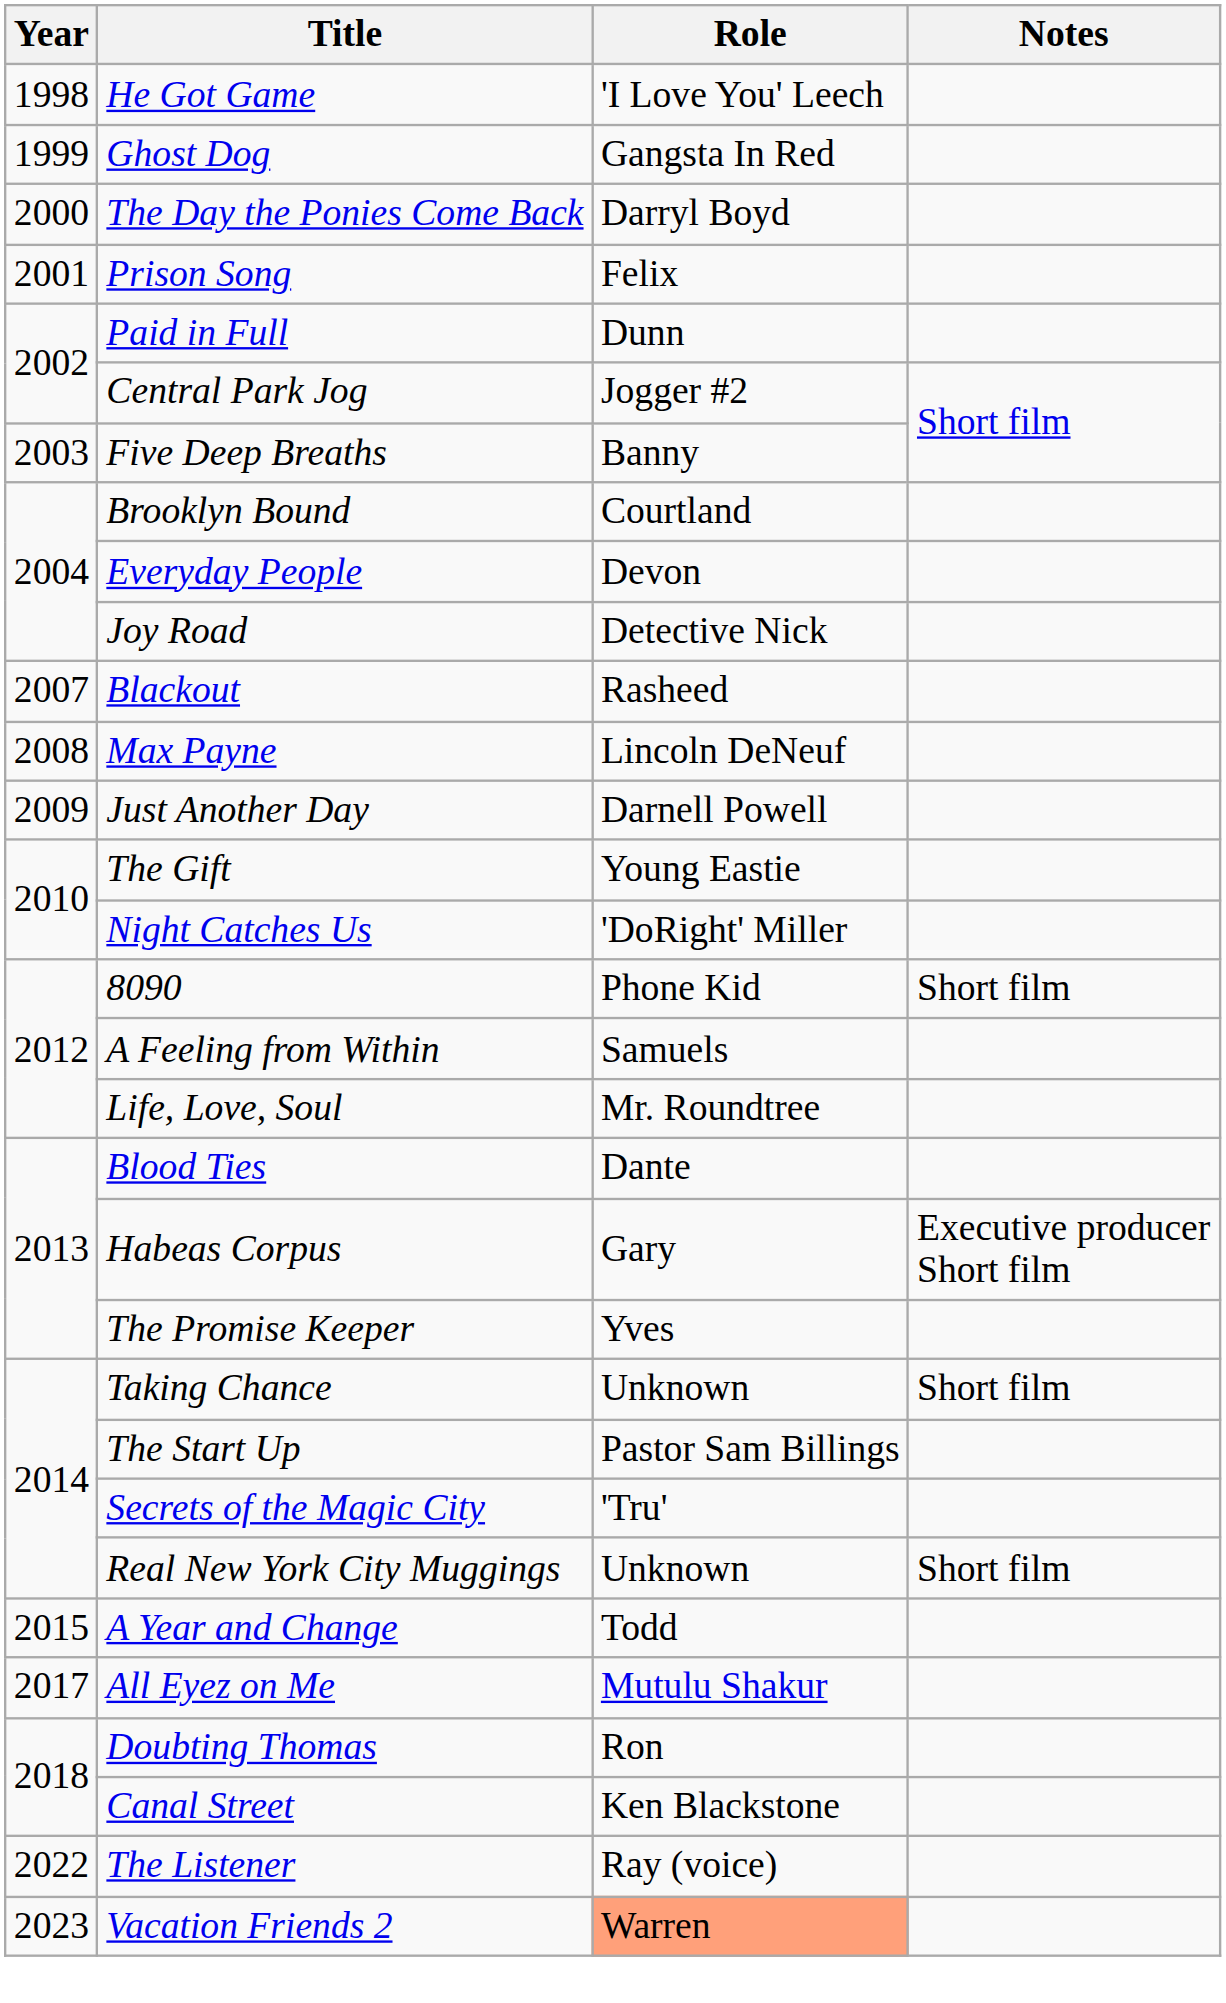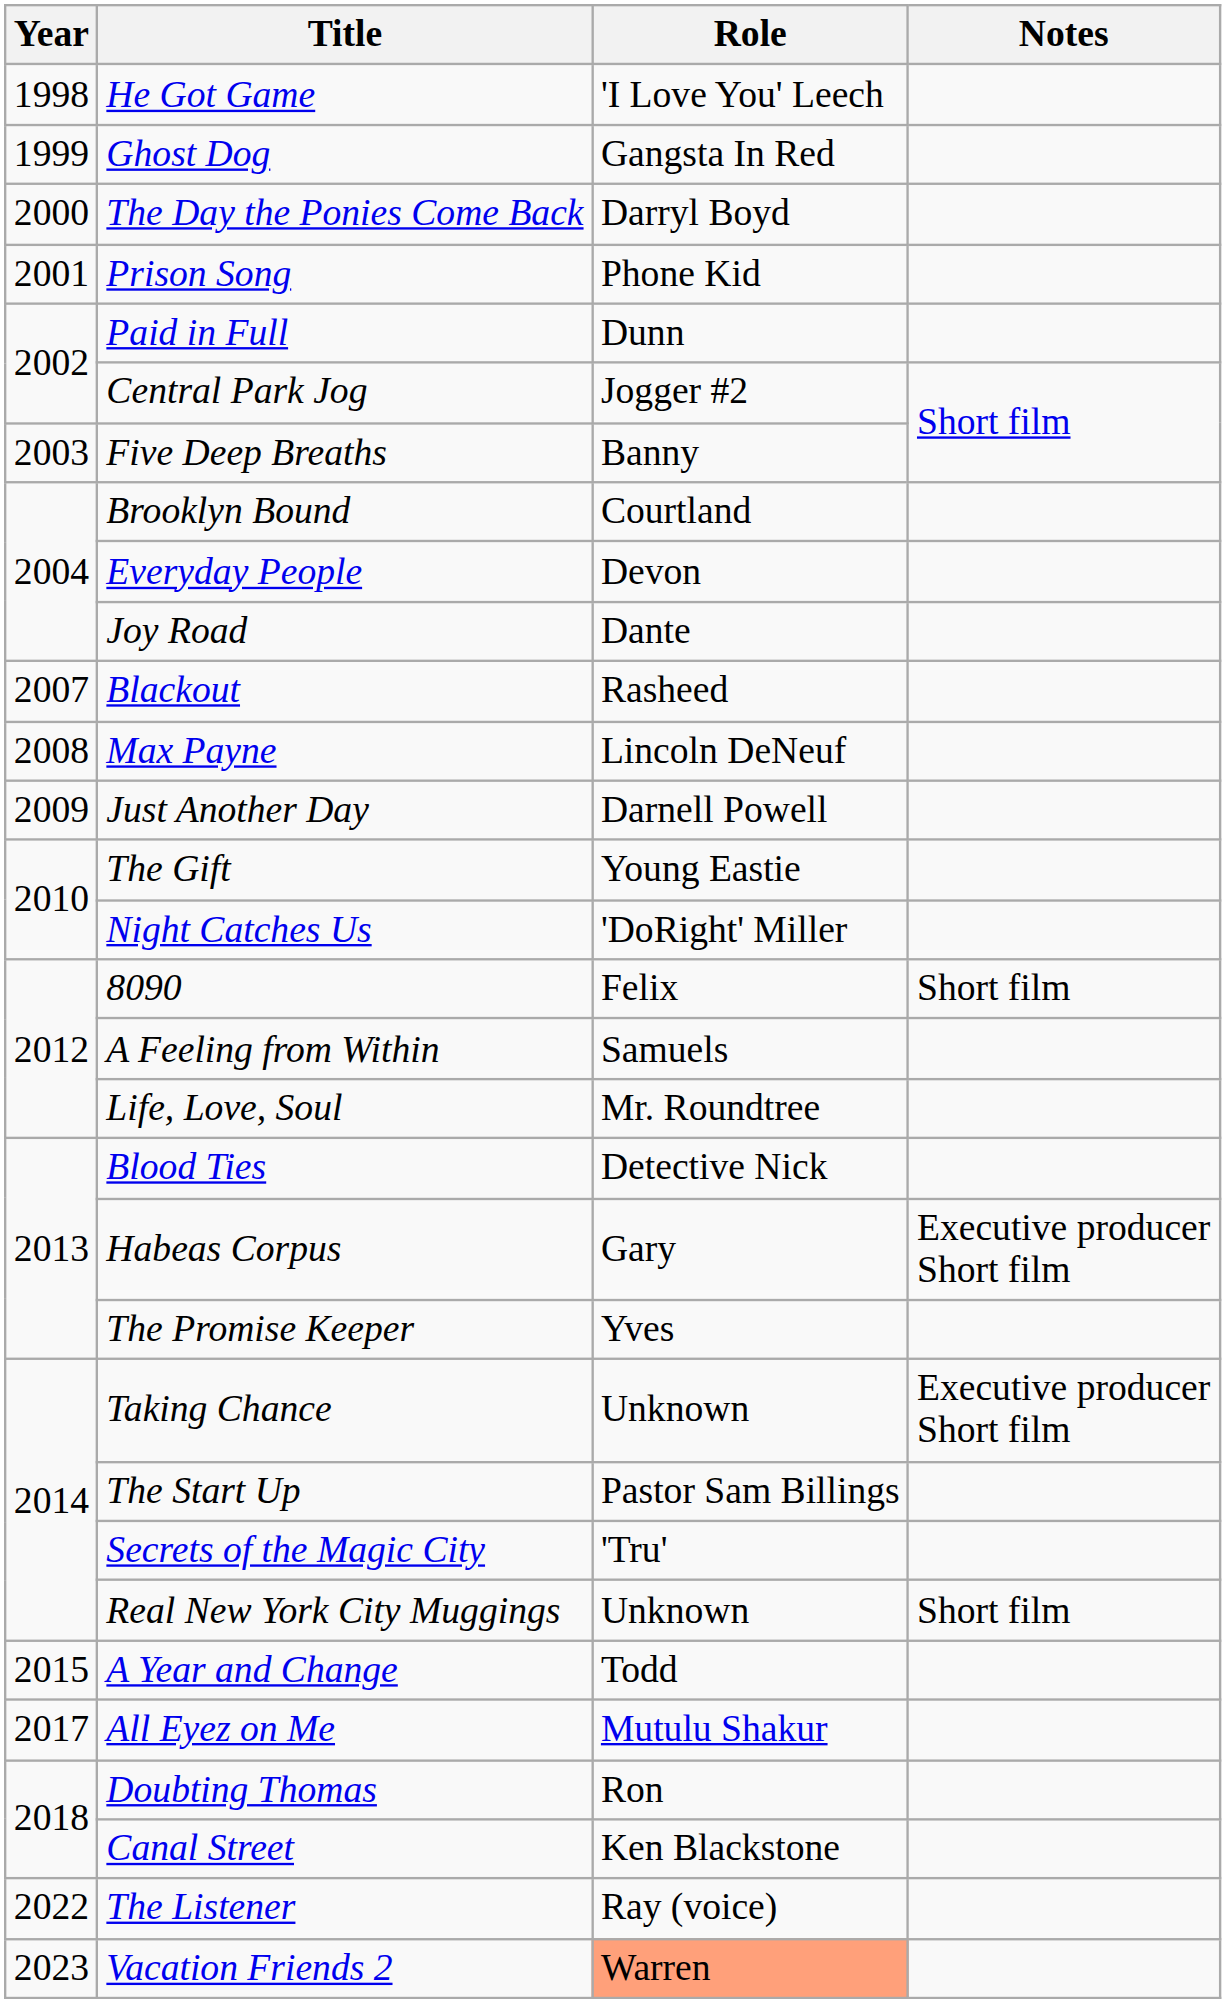(640, 272) Felix -> (681, 272) Phone Kid
(714, 630) Detective Nick -> (646, 630) Dante
(681, 988) Phone Kid -> (640, 988) Felix
(646, 1167) Dante -> (714, 1167) Detective Nick
(994, 1388) Short film -> (1064, 1409) Executive producer Short film
